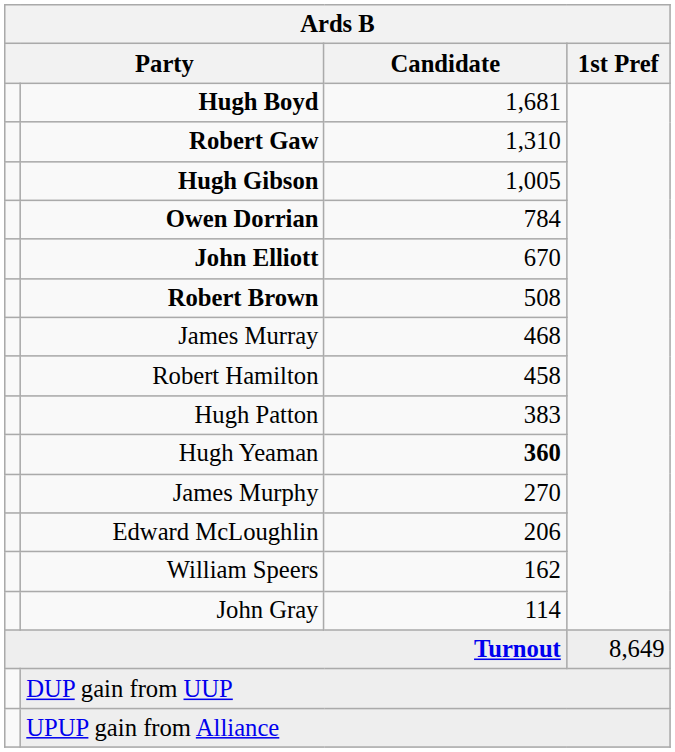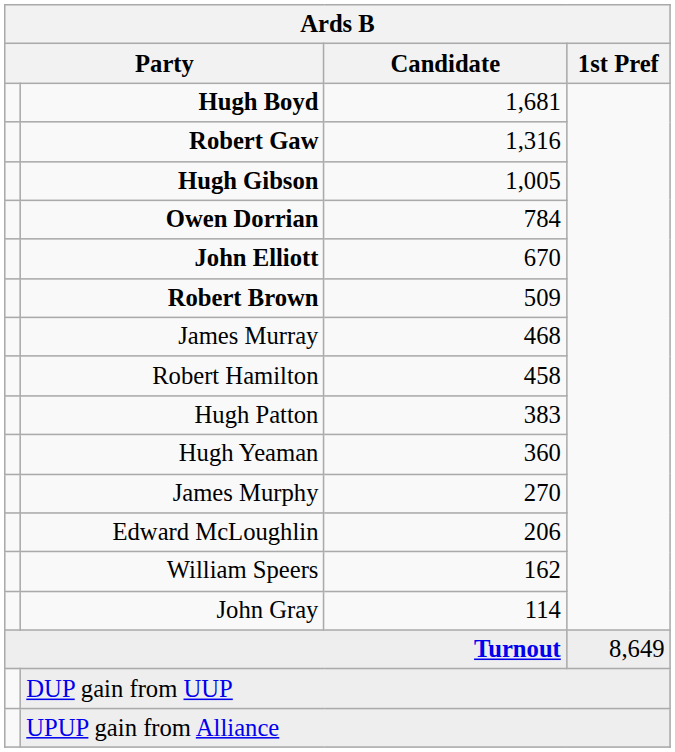(533, 141) 1,310 -> (533, 141) 1,316
(542, 297) 508 -> (542, 297) 509
(542, 453) bold -> (542, 453) normal
